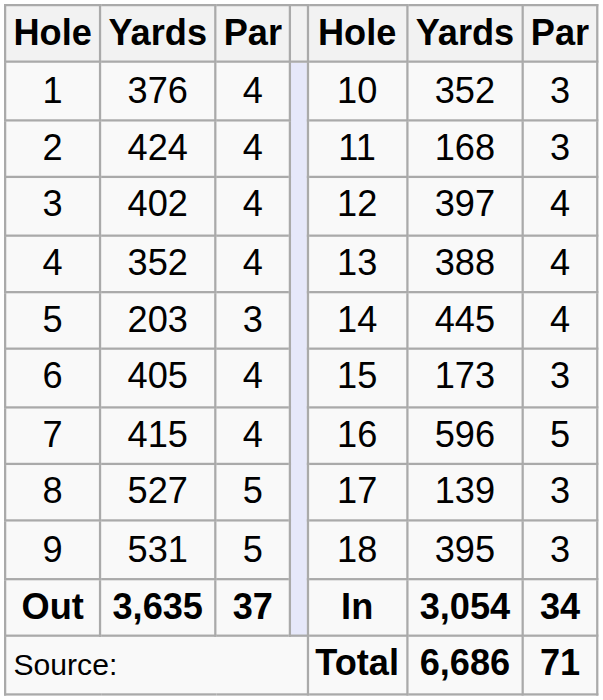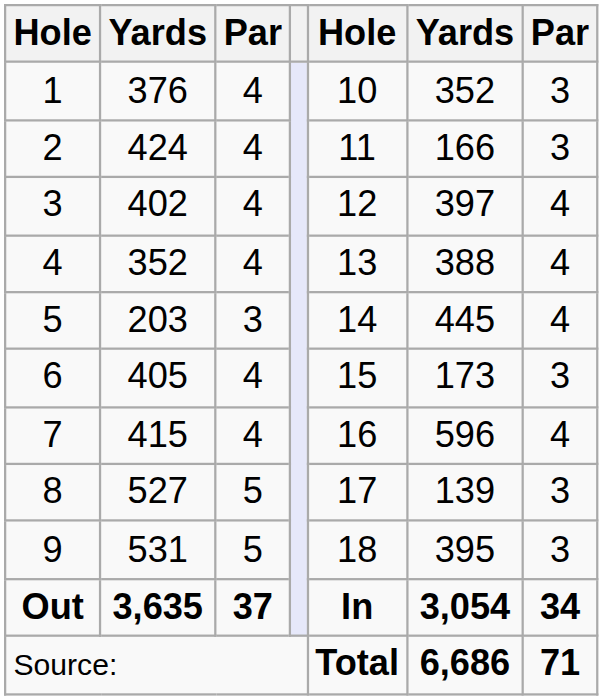(465, 147) 168 -> (465, 147) 166
(560, 434) 5 -> (560, 434) 4
